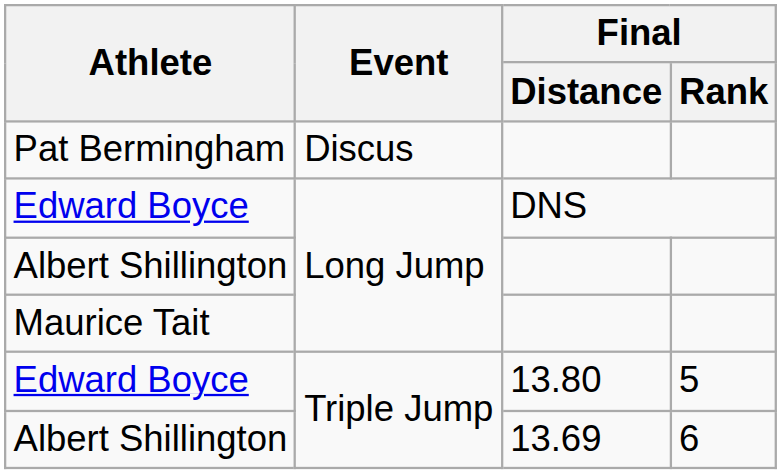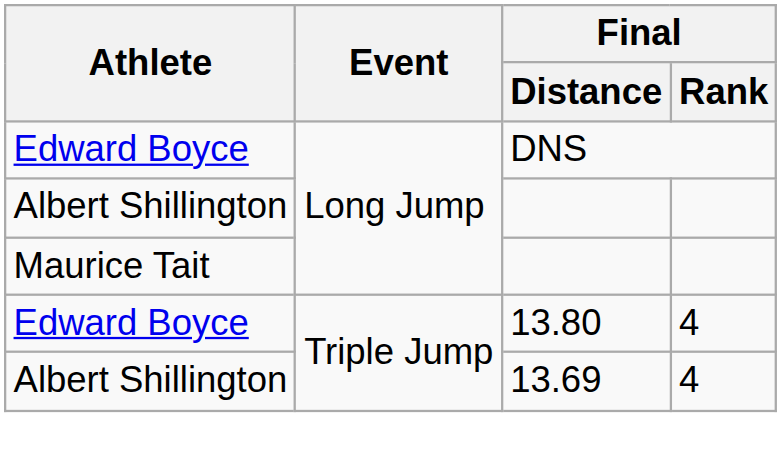- row: (149, 149)
(689, 380) 5 -> (689, 322) 4
(689, 438) 6 -> (689, 380) 4
